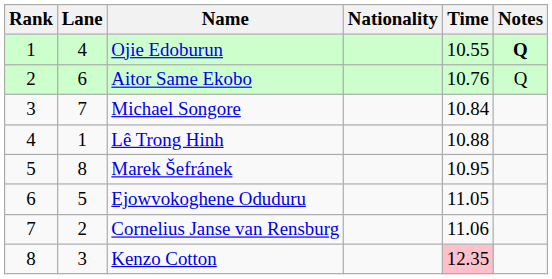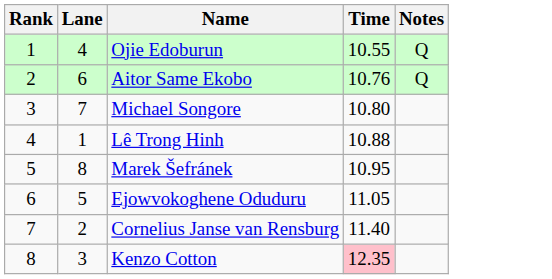- column: (393, 19)
(520, 49) bold -> (422, 49) normal
(468, 109) 10.84 -> (369, 109) 10.80
(468, 229) 11.06 -> (369, 229) 11.40
